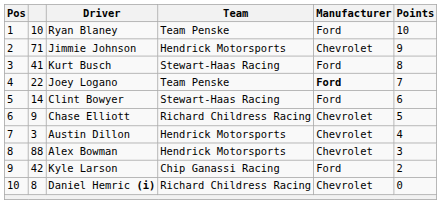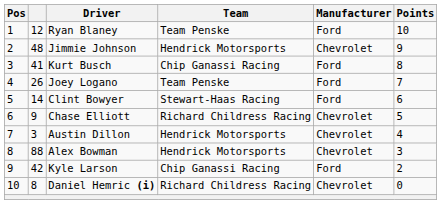(37, 30) 10 -> (37, 30) 12
(37, 47) 71 -> (37, 47) 48
(220, 65) Stewart-Haas Racing -> (220, 65) Chip Ganassi Racing
(37, 82) 22 -> (37, 82) 26
(329, 82) bold -> (329, 82) normal
